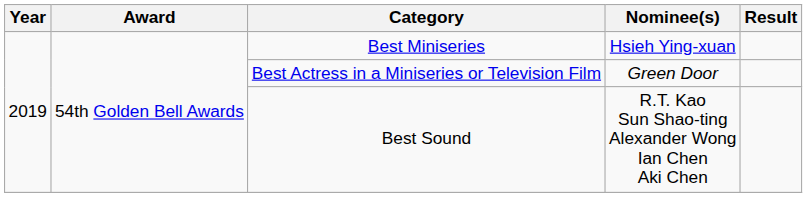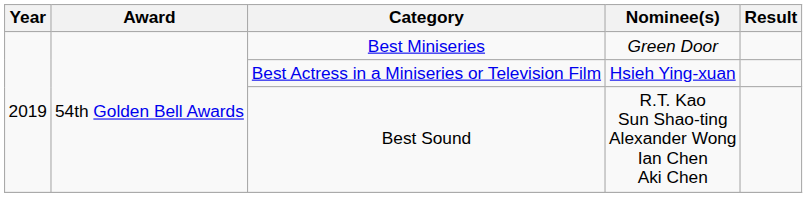(673, 45) Hsieh Ying-xuan -> (673, 45) Green Door
(673, 73) Green Door -> (673, 73) Hsieh Ying-xuan
